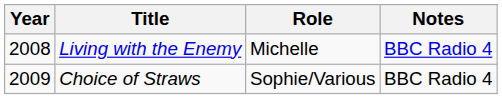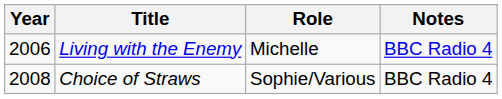(30, 49) 2008 -> (30, 49) 2006
(30, 78) 2009 -> (30, 78) 2008
